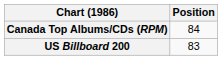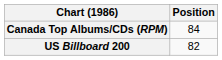(194, 47) 83 -> (194, 47) 82
